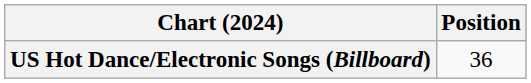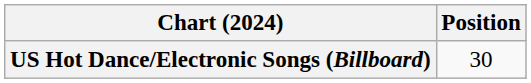(481, 59) 36 -> (481, 59) 30
